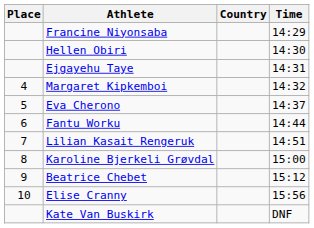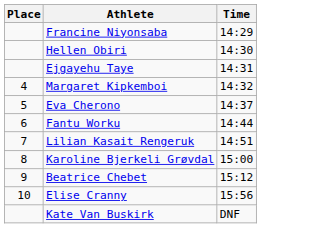- column: (243, 14)
